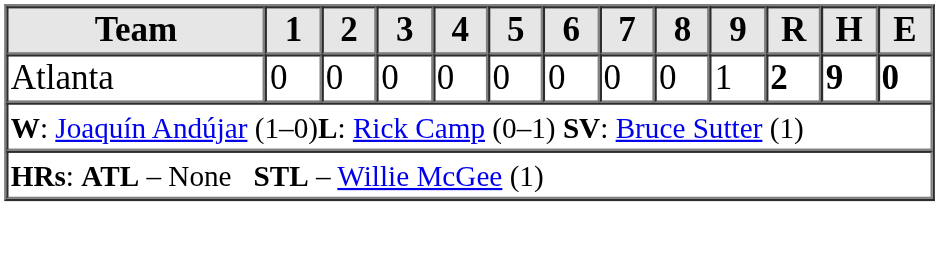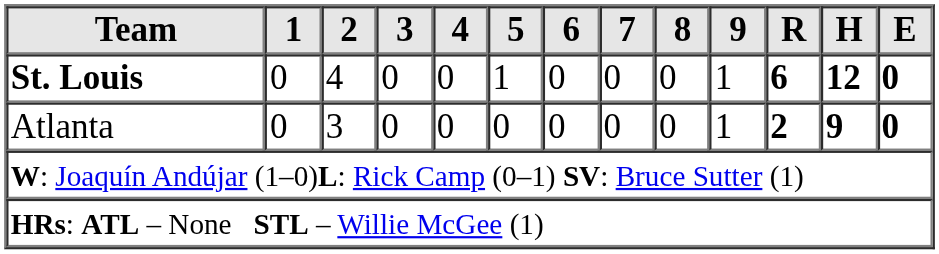+ row: (77, 77)
(334, 77) 0 -> (334, 126) 3
